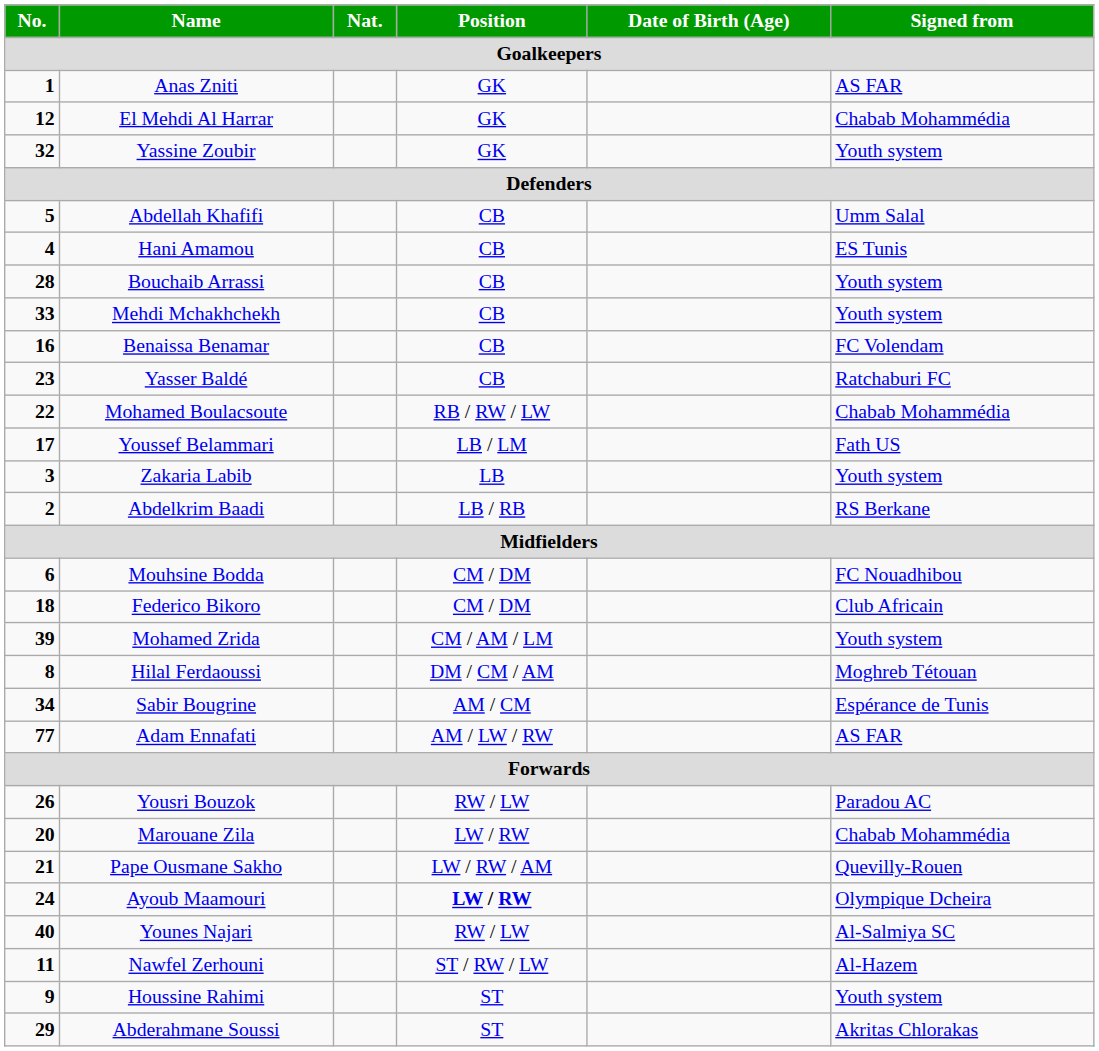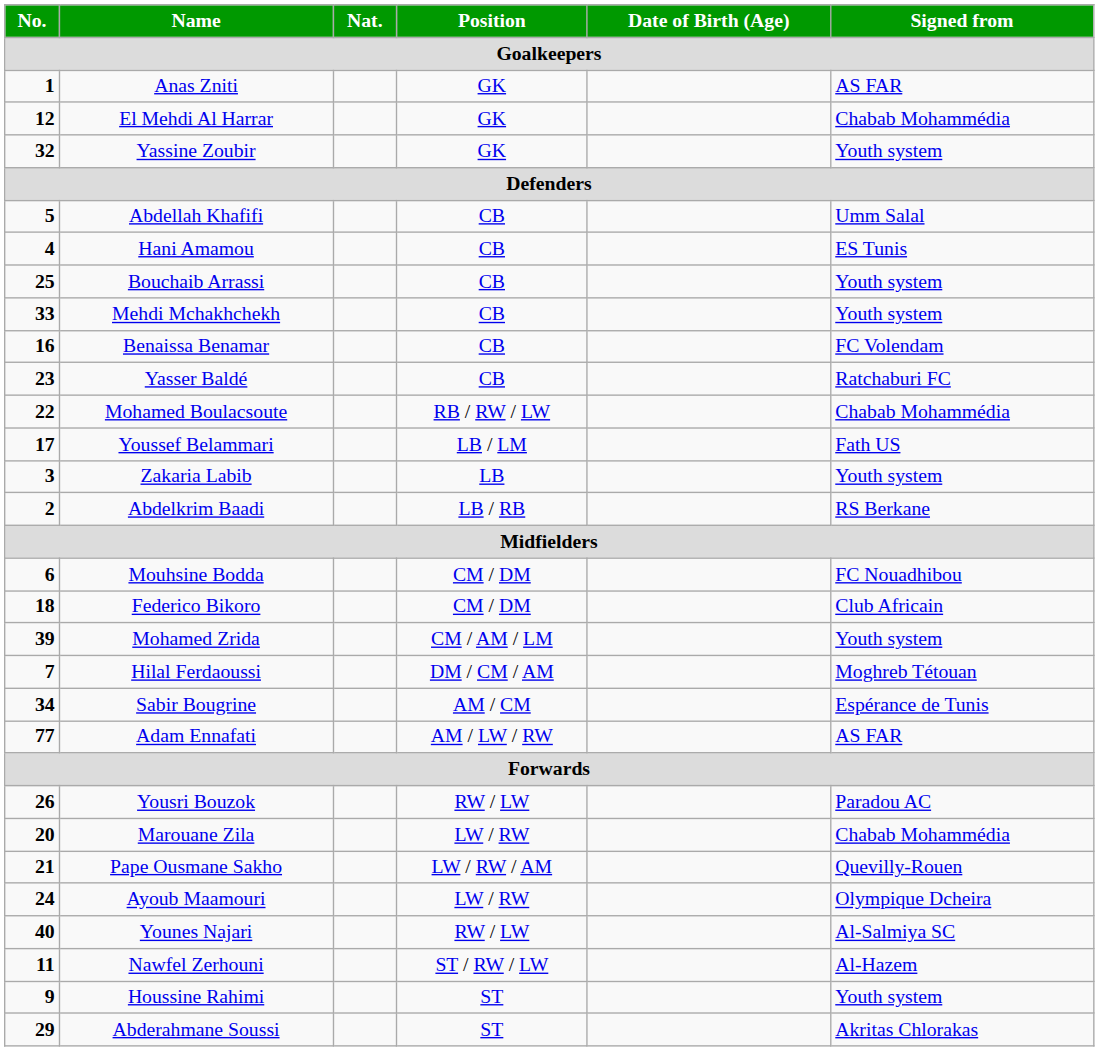(45, 281) 28 -> (45, 281) 25
(50, 671) 8 -> (50, 671) 7
(492, 899) bold -> (492, 899) normal
